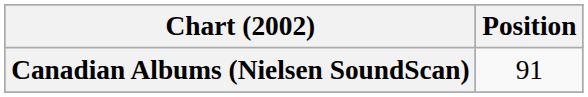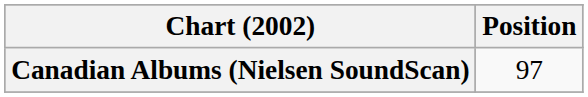(529, 69) 91 -> (529, 69) 97
